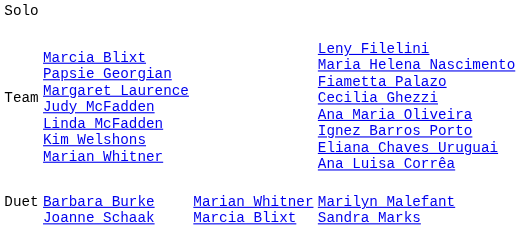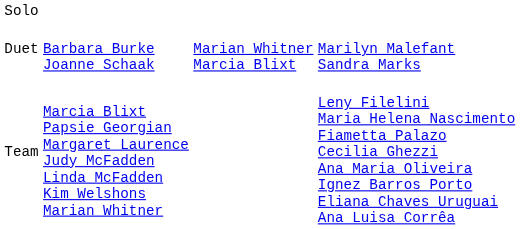rows swapped: (21, 202) <-> (21, 98)
